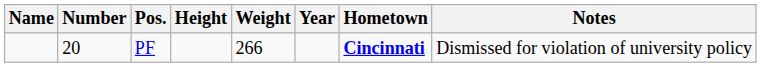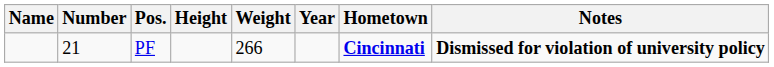(71, 47) 20 -> (71, 47) 21
(594, 47) normal -> (600, 47) bold
